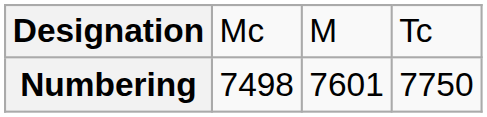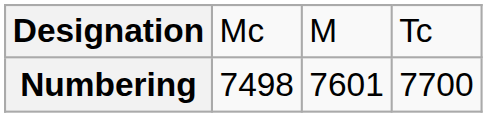(436, 84) 7750 -> (436, 84) 7700
